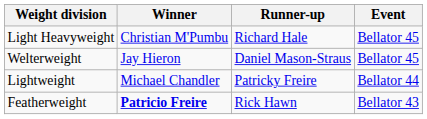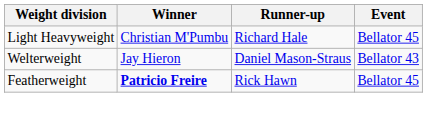(388, 59) Bellator 45 -> (388, 59) Bellator 43
- row: (41, 80)
(388, 102) Bellator 43 -> (388, 80) Bellator 45
